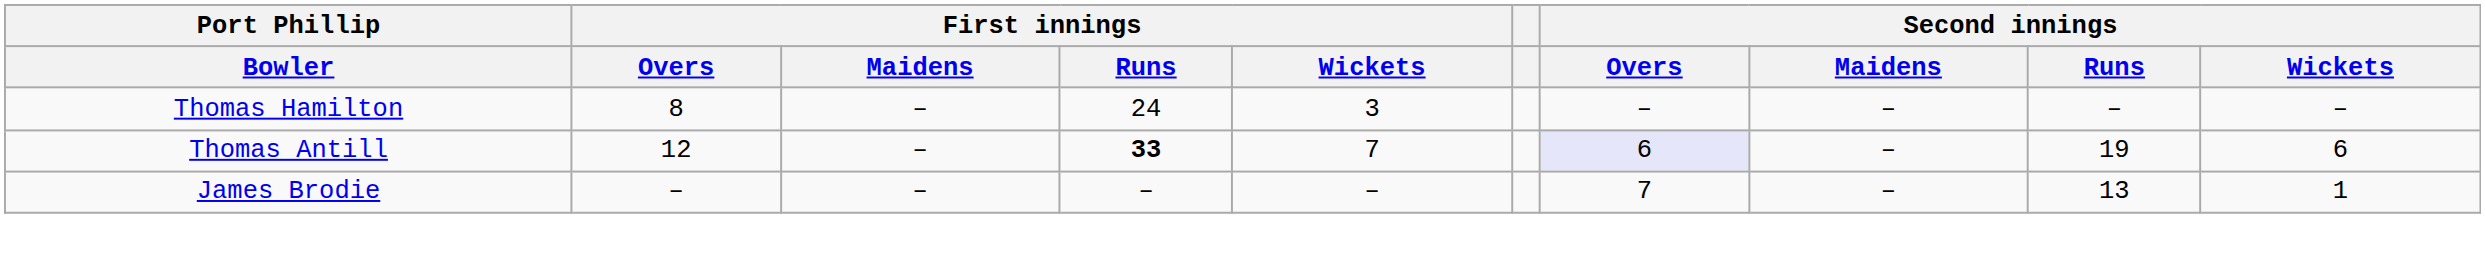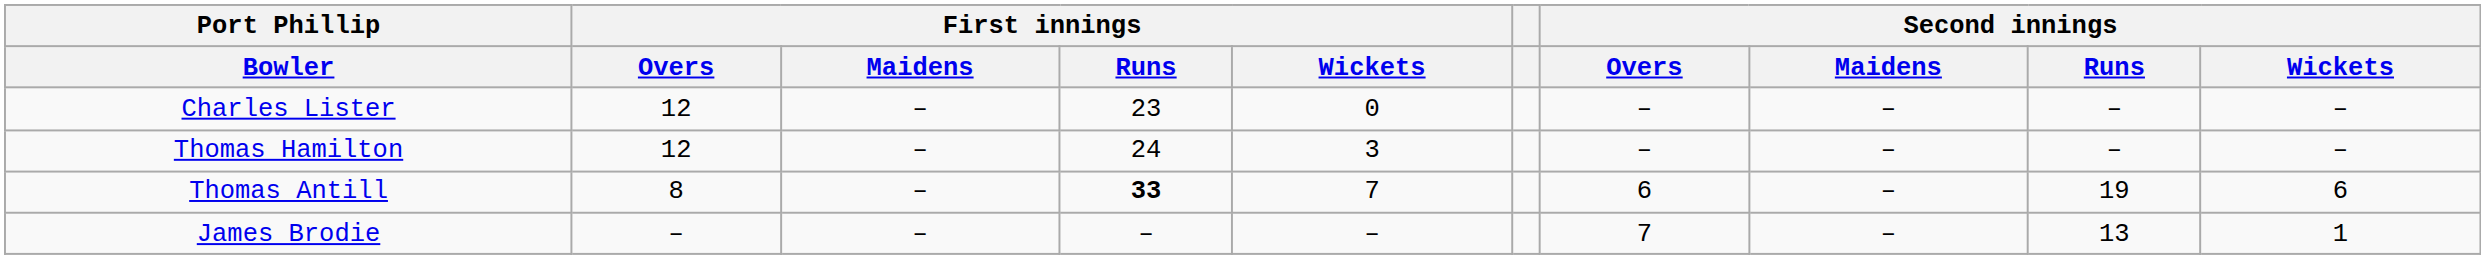+ row: (289, 109)
(676, 109) 8 -> (676, 150) 12
(676, 150) 12 -> (676, 192) 8
(1644, 150) lavender background -> (1644, 192) no background
